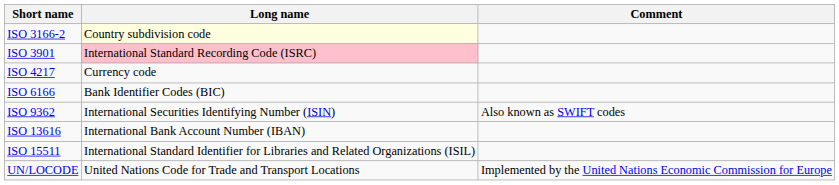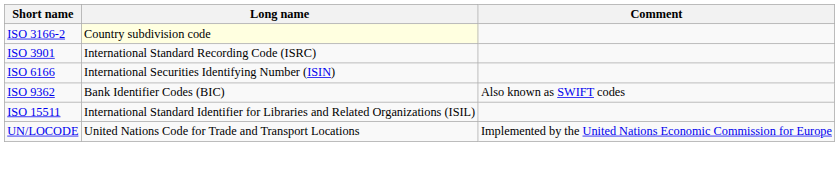(200, 53) pink background -> (200, 53) no background
- row: (31, 72)
(154, 92) Bank Identifier Codes (BIC) -> (210, 72) International Securities Identifying Number (ISIN)
(210, 111) International Securities Identifying Number (ISIN) -> (154, 92) Bank Identifier Codes (BIC)
- row: (34, 131)
